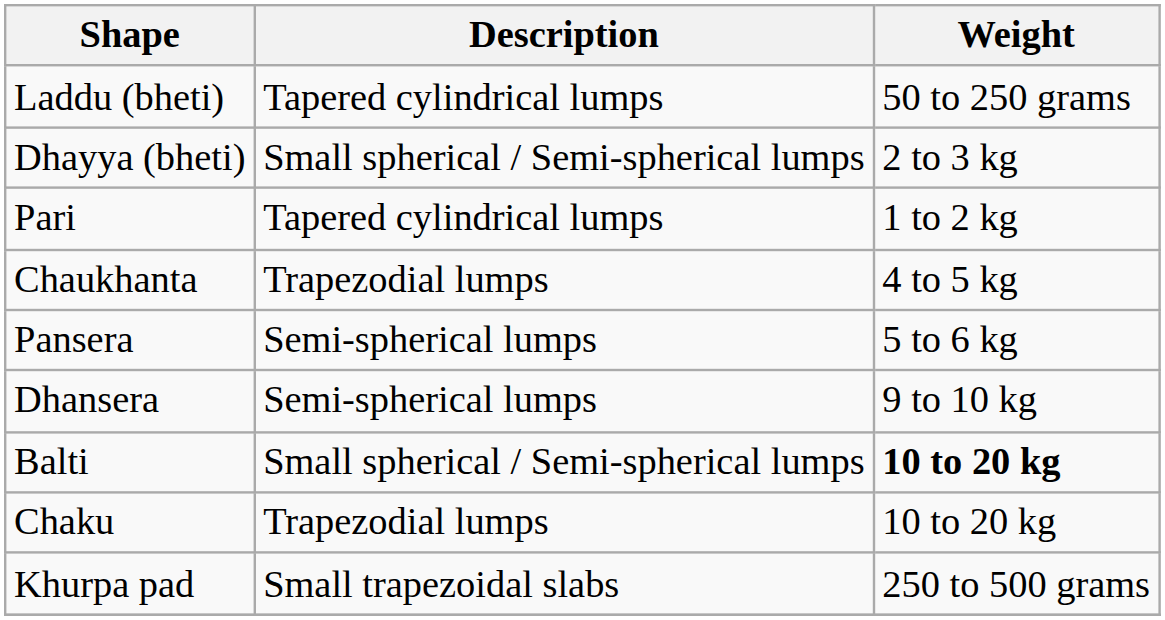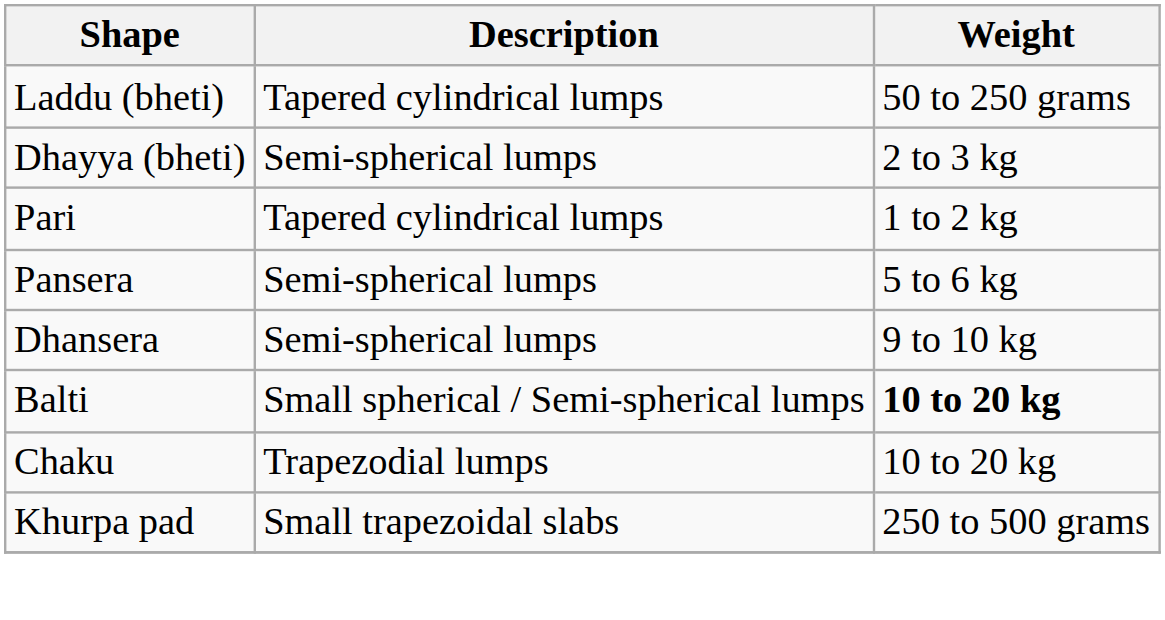(564, 156) Small spherical / Semi-spherical lumps -> (430, 156) Semi-spherical lumps
- row: (106, 278)
